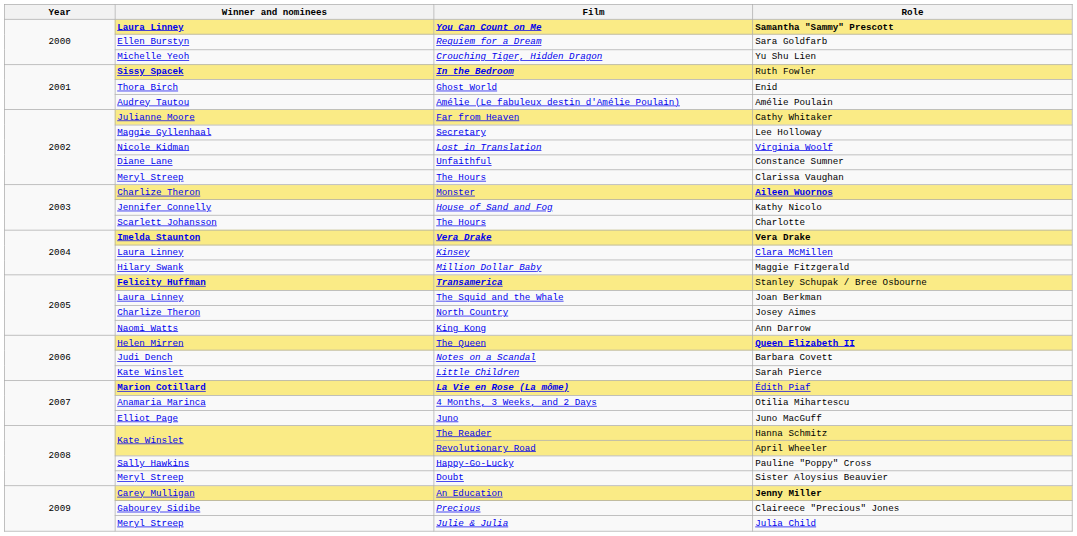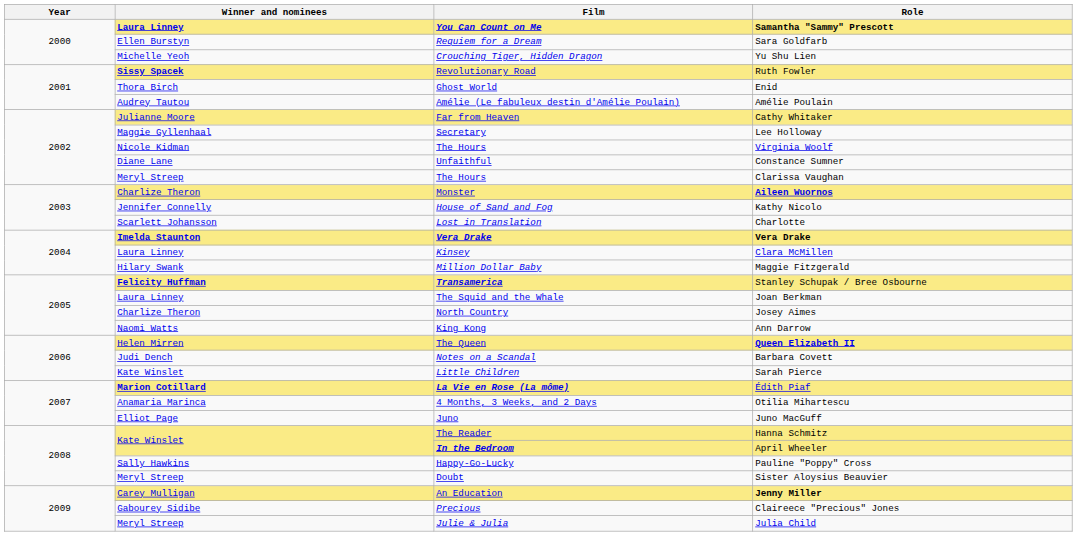(475, 72) In the Bedroom -> (486, 72) Revolutionary Road
(489, 147) Lost in Translation -> (461, 147) The Hours
(461, 222) The Hours -> (489, 222) Lost in Translation
(486, 448) Revolutionary Road -> (475, 448) In the Bedroom
